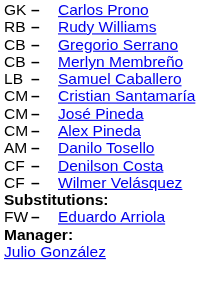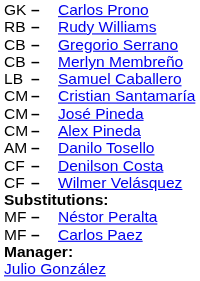- row: (112, 217)
+ row: (108, 217)
+ row: (100, 234)
